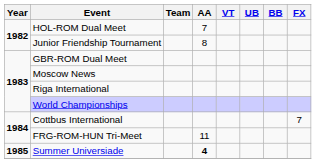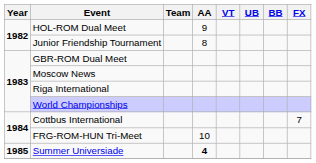(204, 28) 7 -> (204, 28) 9
(204, 135) 11 -> (204, 135) 10
